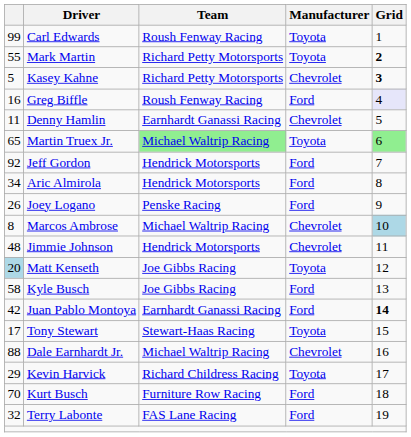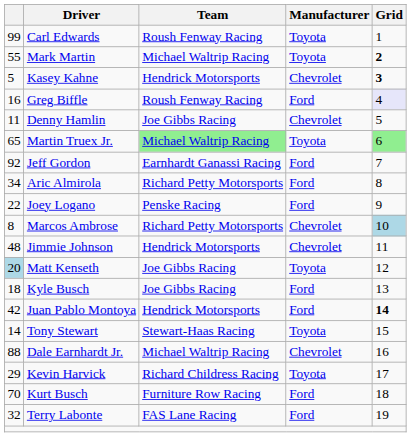(213, 57) Richard Petty Motorsports -> (206, 57) Michael Waltrip Racing
(213, 78) Richard Petty Motorsports -> (201, 78) Hendrick Motorsports
(212, 120) Earnhardt Ganassi Racing -> (189, 120) Joe Gibbs Racing
(201, 162) Hendrick Motorsports -> (212, 162) Earnhardt Ganassi Racing
(201, 183) Hendrick Motorsports -> (213, 183) Richard Petty Motorsports
(14, 204) 26 -> (14, 204) 22
(206, 225) Michael Waltrip Racing -> (213, 225) Richard Petty Motorsports
(14, 288) 58 -> (14, 288) 18
(212, 309) Earnhardt Ganassi Racing -> (201, 309) Hendrick Motorsports
(14, 330) 17 -> (14, 330) 14
